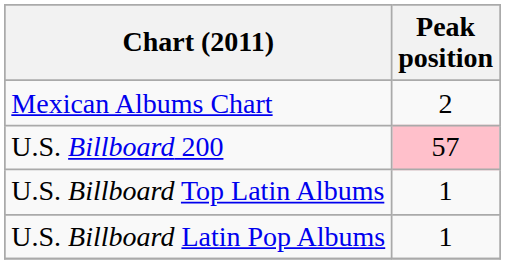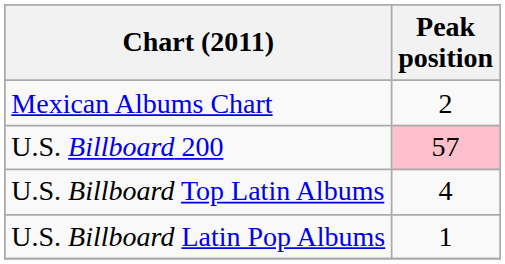(446, 191) 1 -> (446, 191) 4
